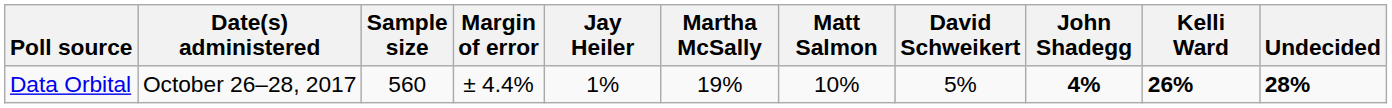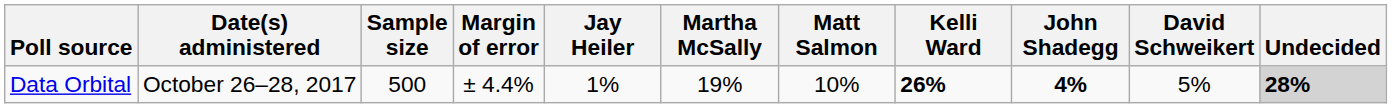columns swapped: (960, 35) <-> (1201, 35)
(407, 84) 560 -> (407, 84) 500
(1287, 84) no background -> (1287, 84) lightgrey background
